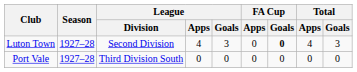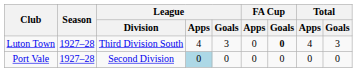(141, 43) Second Division -> (141, 43) Third Division South
(141, 59) Third Division South -> (141, 59) Second Division
(199, 59) no background -> (199, 59) lightblue background
